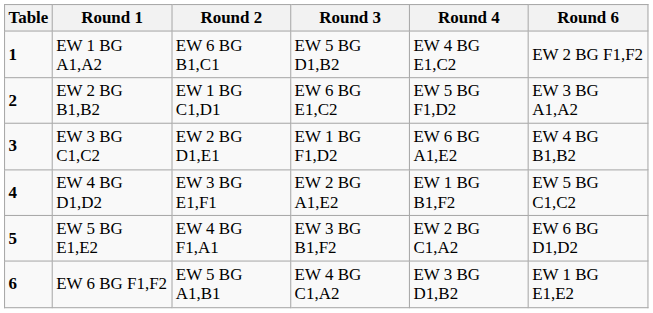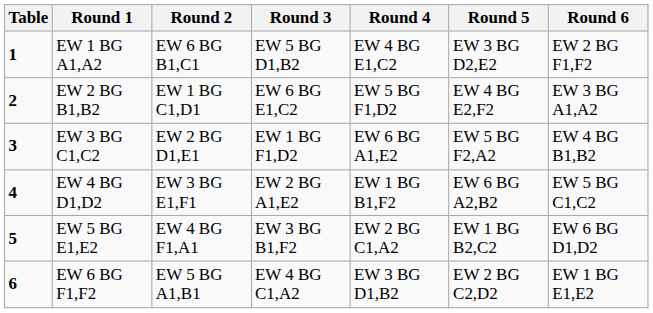+ column: (499, 17)
